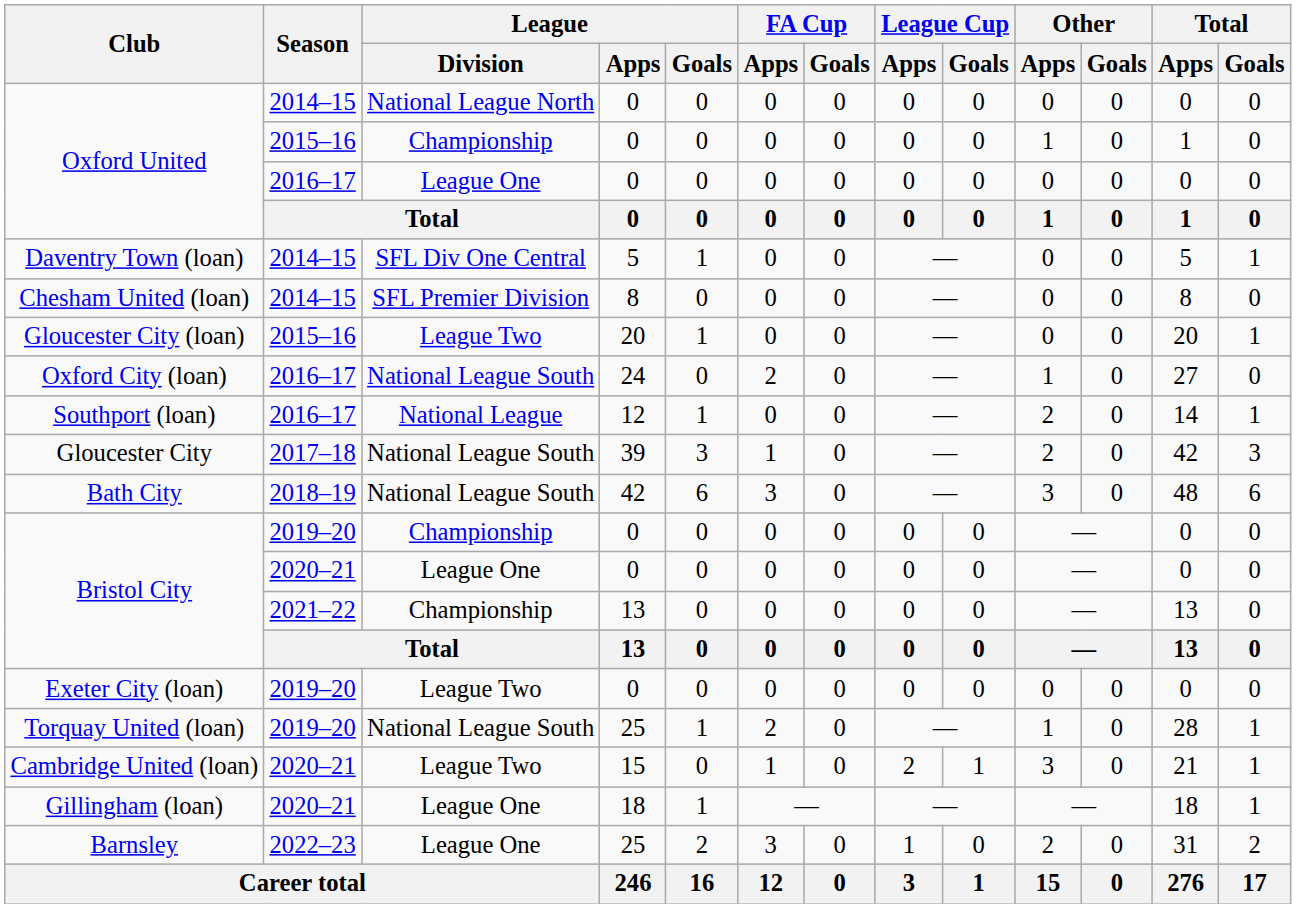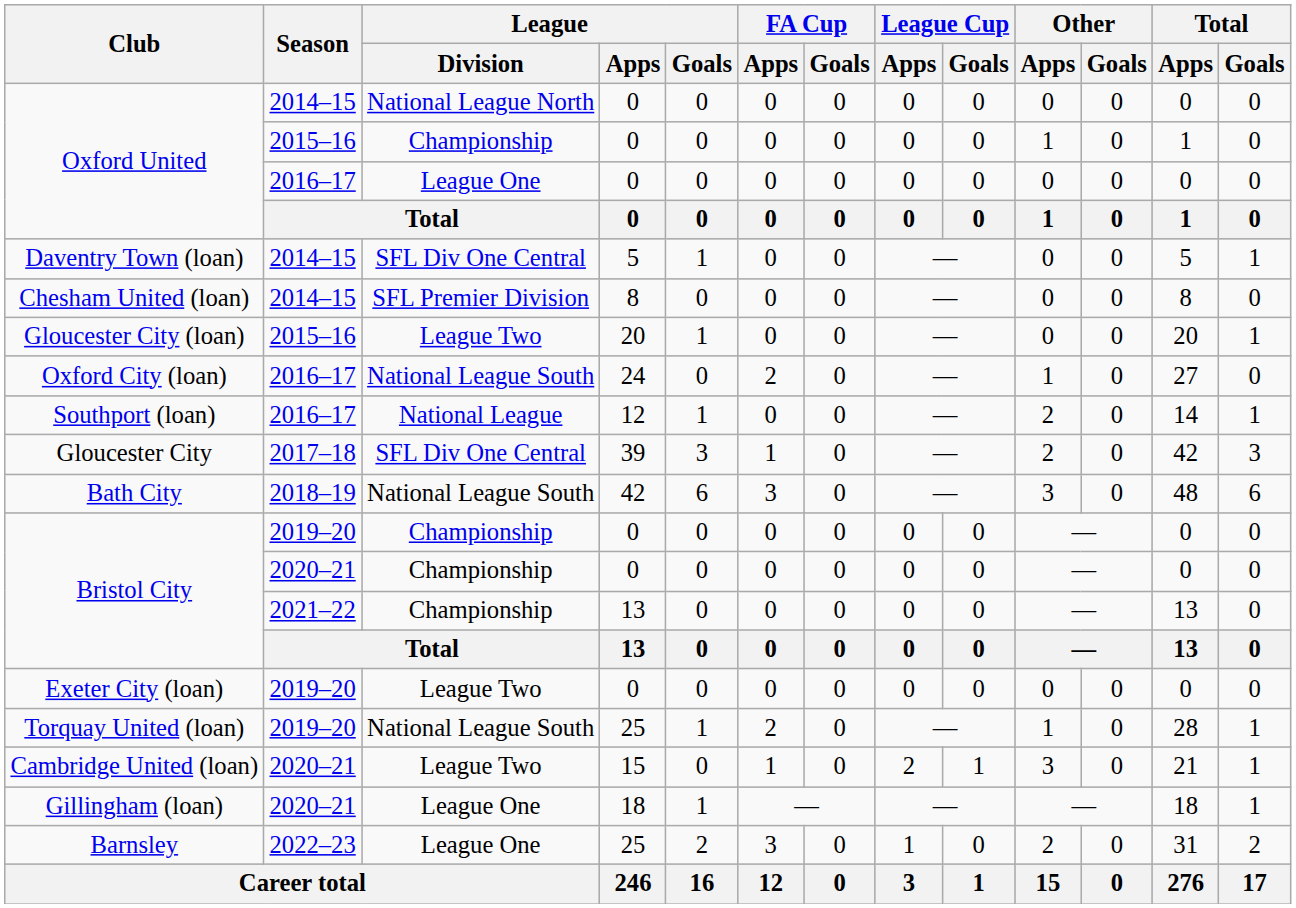(481, 453) National League South -> (481, 453) SFL Div One Central
(481, 571) League One -> (481, 571) Championship
